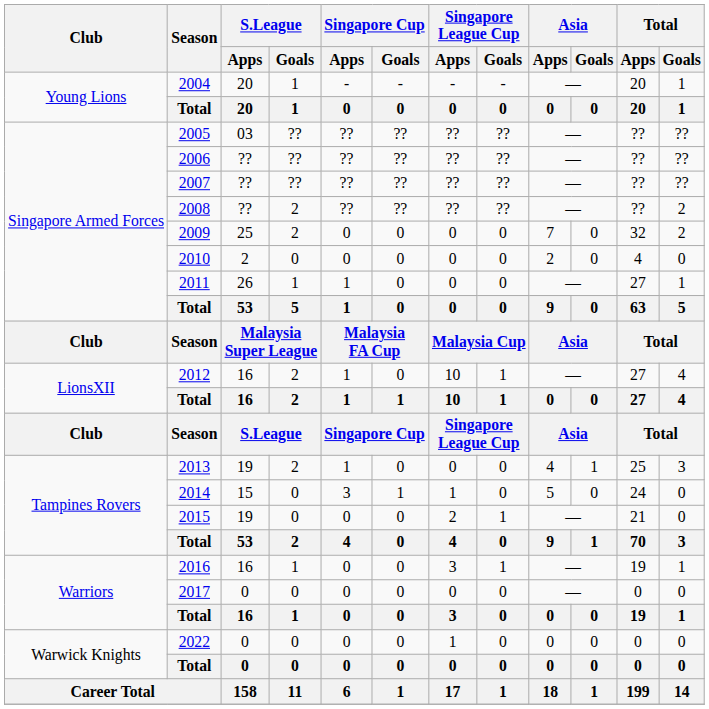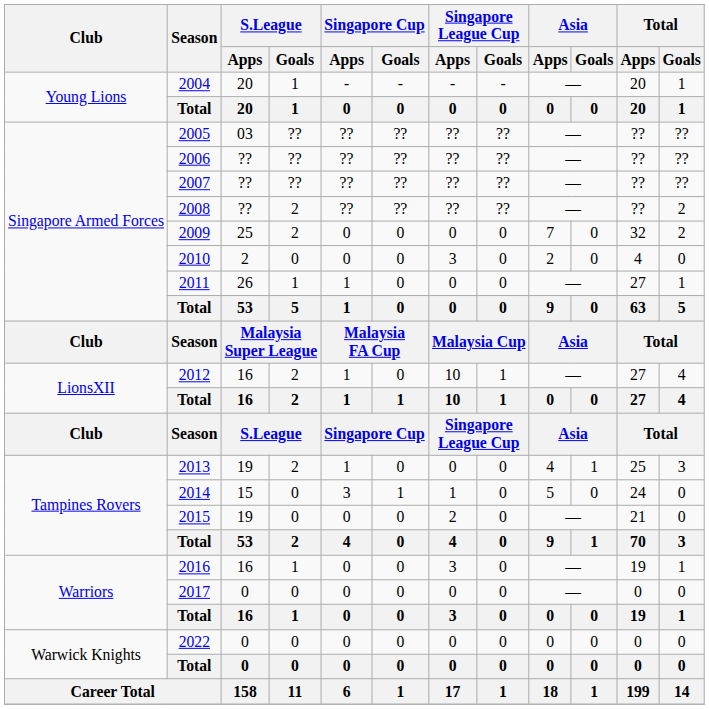(453, 258) 0 -> (453, 258) 3
(503, 517) 1 -> (503, 517) 0
(503, 567) 1 -> (503, 567) 0
(453, 641) 1 -> (453, 641) 0
